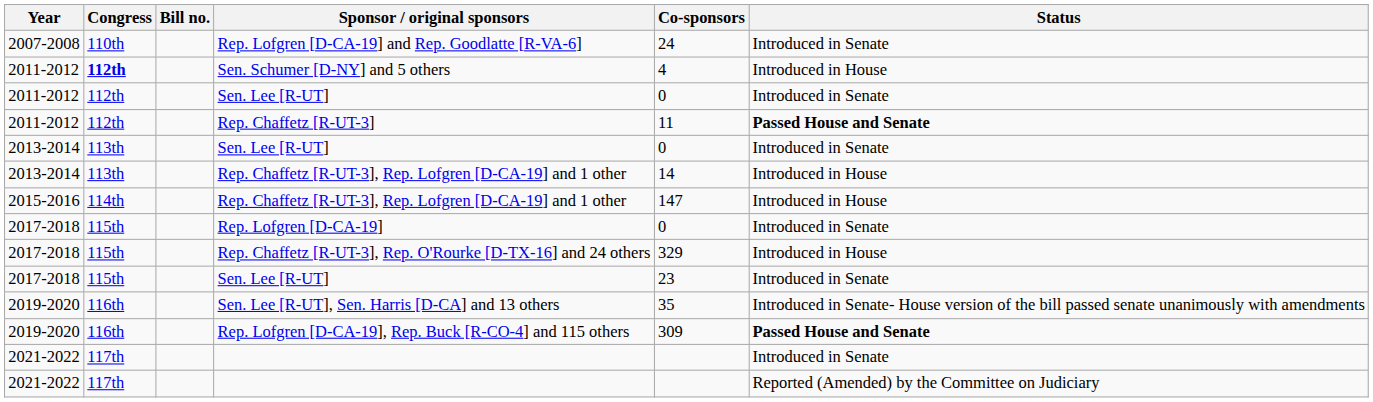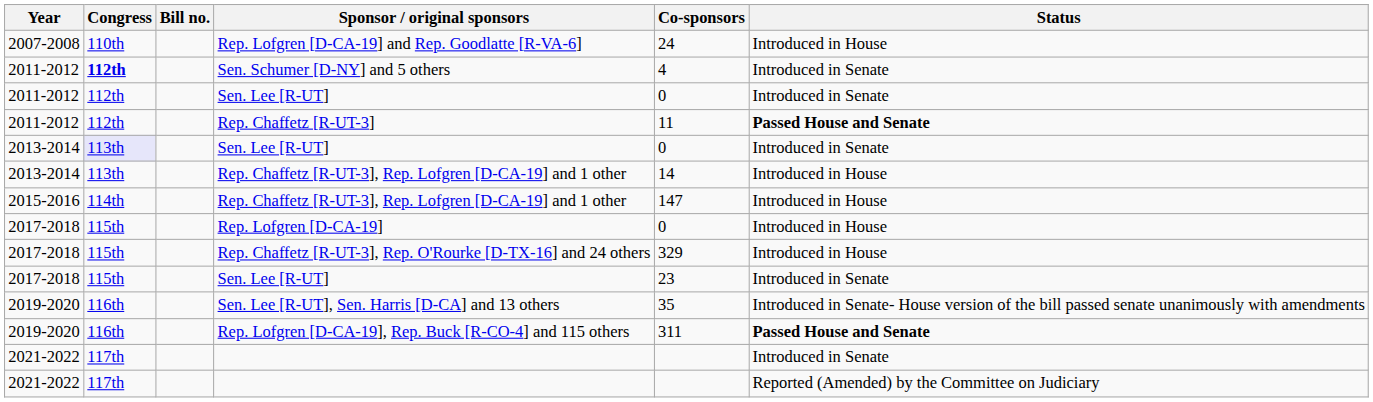(821, 43) Introduced in Senate -> (820, 43) Introduced in House
(820, 69) Introduced in House -> (821, 69) Introduced in Senate
(106, 148) no background -> (106, 148) lavender background
(821, 226) Introduced in Senate -> (820, 226) Introduced in House
(670, 331) 309 -> (670, 331) 311
